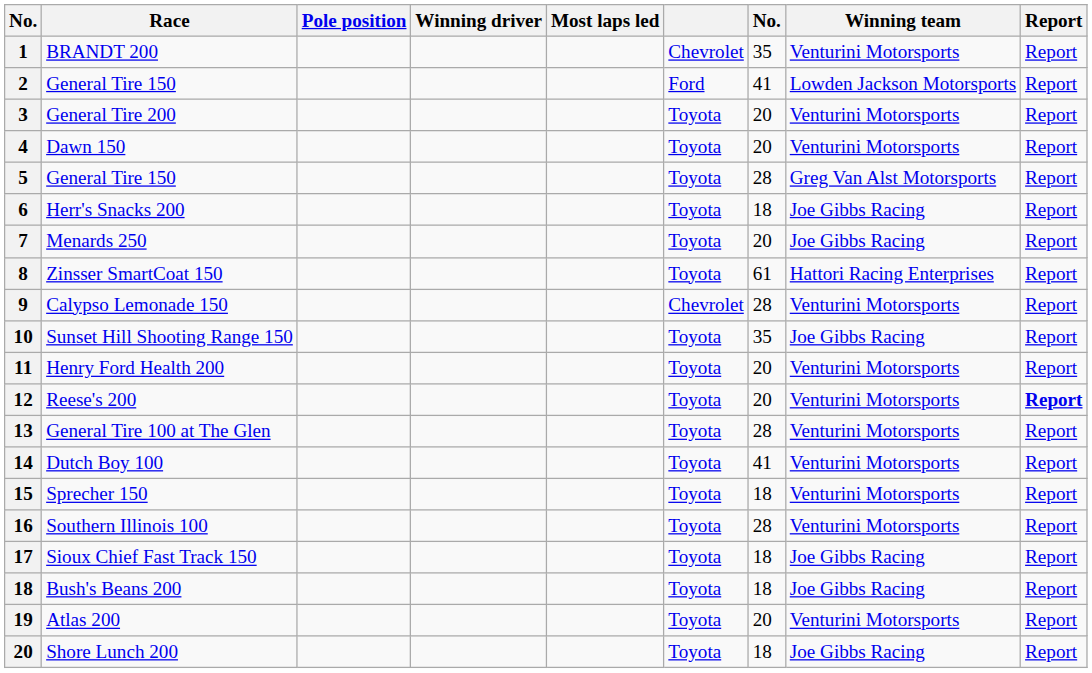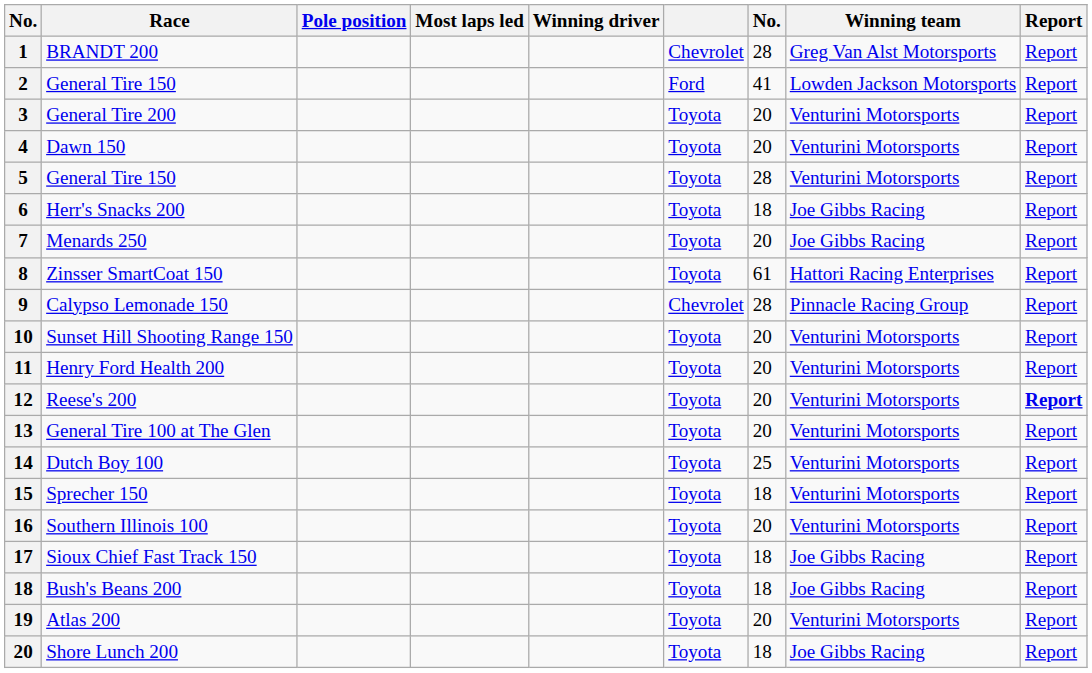columns swapped: (605, 20) <-> (479, 20)
(762, 52) 35 -> (762, 52) 28
(875, 52) Venturini Motorsports -> (893, 52) Greg Van Alst Motorsports
(893, 178) Greg Van Alst Motorsports -> (875, 178) Venturini Motorsports
(875, 304) Venturini Motorsports -> (879, 304) Pinnacle Racing Group
(762, 336) 35 -> (762, 336) 20
(857, 336) Joe Gibbs Racing -> (875, 336) Venturini Motorsports
(762, 431) 28 -> (762, 431) 20
(762, 462) 41 -> (762, 462) 25
(762, 525) 28 -> (762, 525) 20
